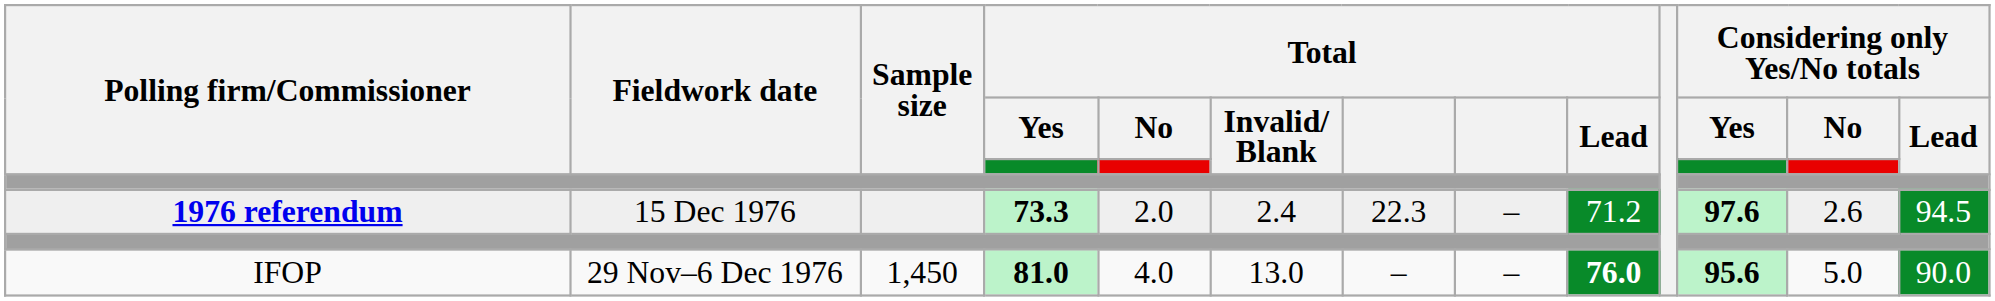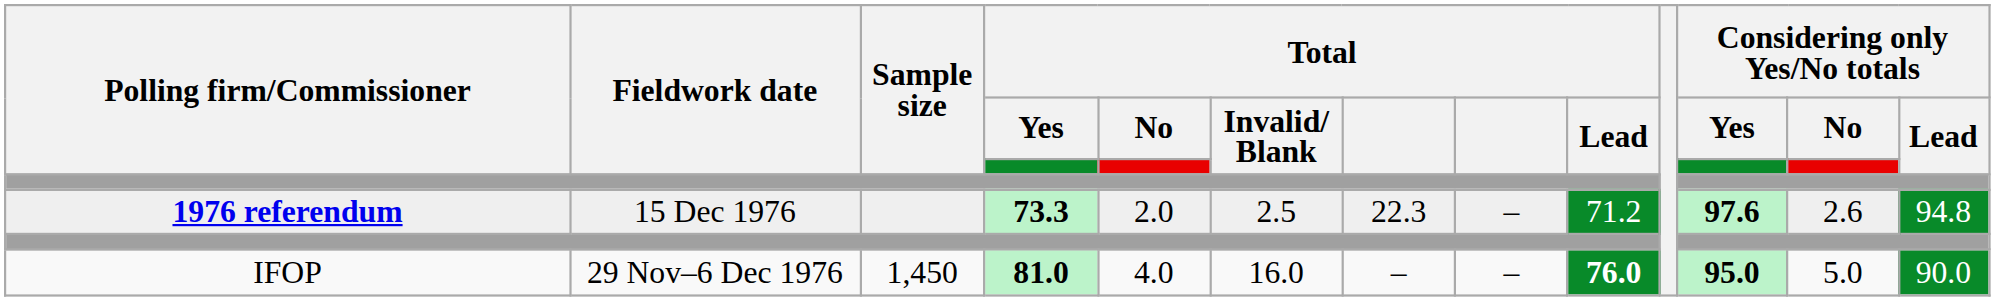(1276, 212) 2.4 -> (1276, 212) 2.5
(1943, 212) 94.5 -> (1943, 212) 94.8
(1276, 273) 13.0 -> (1276, 273) 16.0
(1732, 273) 95.6 -> (1732, 273) 95.0
